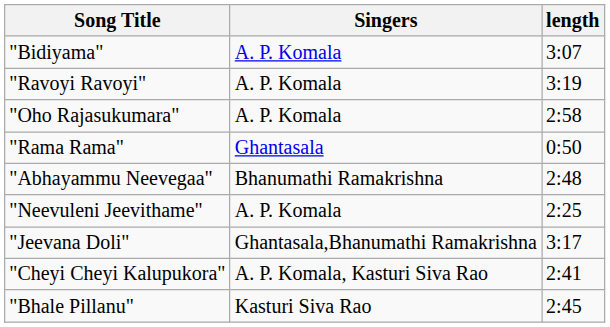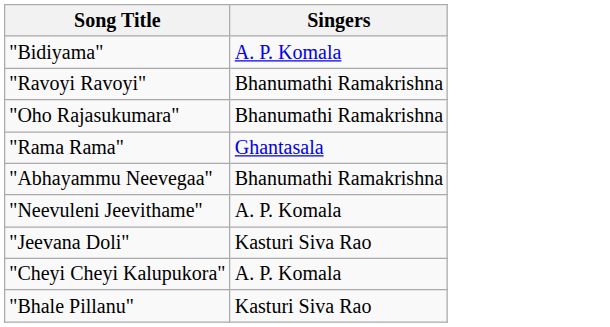- column: (573, 20)
(288, 83) A. P. Komala -> (339, 83) Bhanumathi Ramakrishna
(288, 115) A. P. Komala -> (339, 115) Bhanumathi Ramakrishna
(386, 242) Ghantasala,Bhanumathi Ramakrishna -> (303, 242) Kasturi Siva Rao
(361, 274) A. P. Komala, Kasturi Siva Rao -> (288, 274) A. P. Komala
